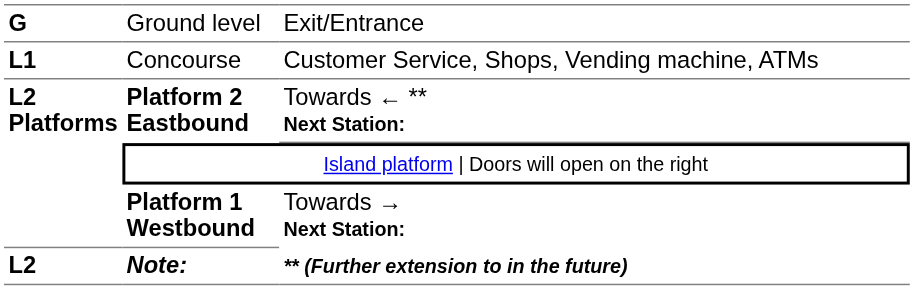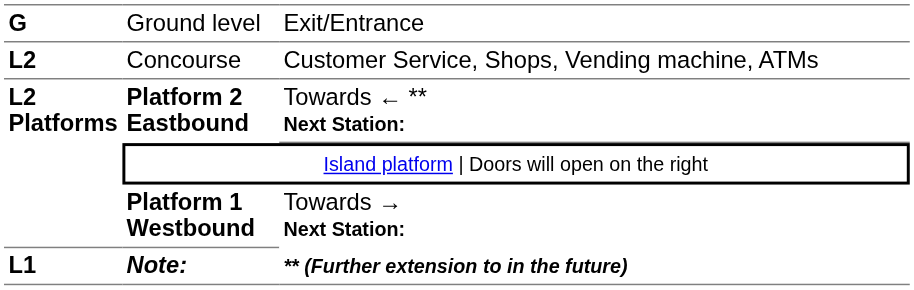(22, 60) L1 -> (22, 60) L2
(22, 265) L2 -> (22, 265) L1
